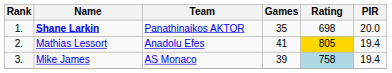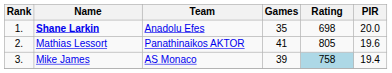(195, 28) Panathinaikos AKTOR -> (175, 28) Anadolu Efes
(175, 44) Anadolu Efes -> (195, 44) Panathinaikos AKTOR
(327, 44) gold background -> (327, 44) no background
(370, 44) 19.4 -> (370, 44) 19.6
